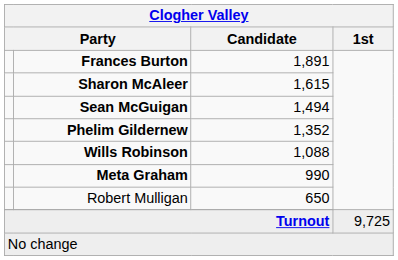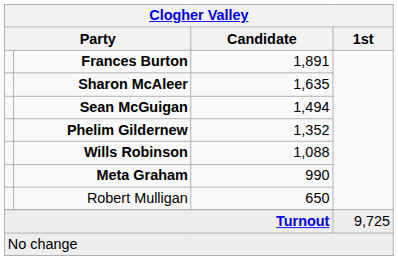(311, 84) 1,615 -> (311, 84) 1,635
